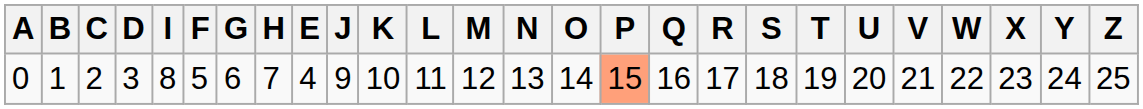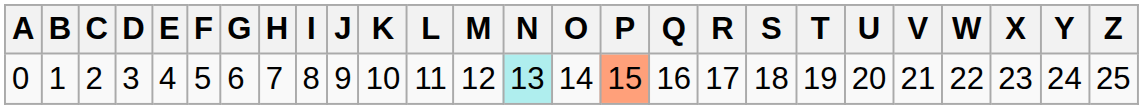columns swapped: (310, 29) <-> (168, 29)
(527, 78) no background -> (527, 78) paleturquoise background
